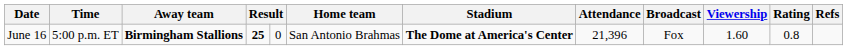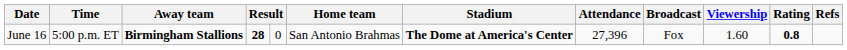(258, 34) 25 -> (258, 34) 28
(610, 34) 21,396 -> (610, 34) 27,396
(791, 34) normal -> (791, 34) bold
